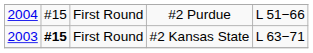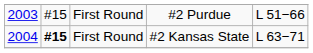(23, 15) 2004 -> (23, 15) 2003
(23, 36) 2003 -> (23, 36) 2004
